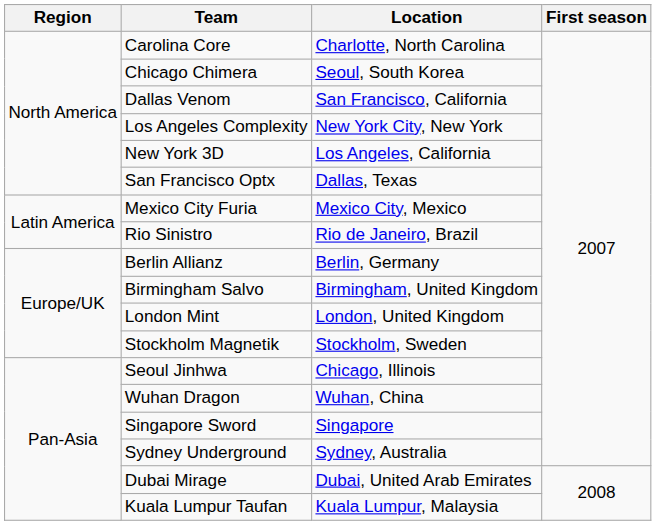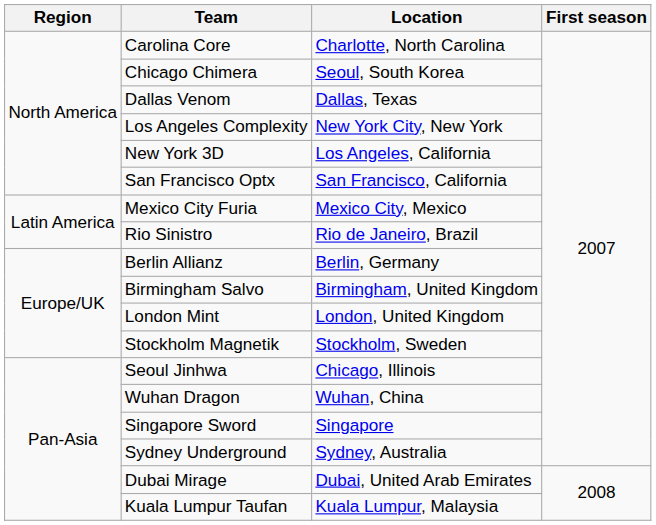(411, 99) San Francisco, California -> (366, 99) Dallas, Texas
(366, 180) Dallas, Texas -> (411, 180) San Francisco, California
